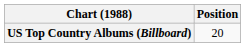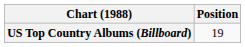(217, 33) 20 -> (217, 33) 19
